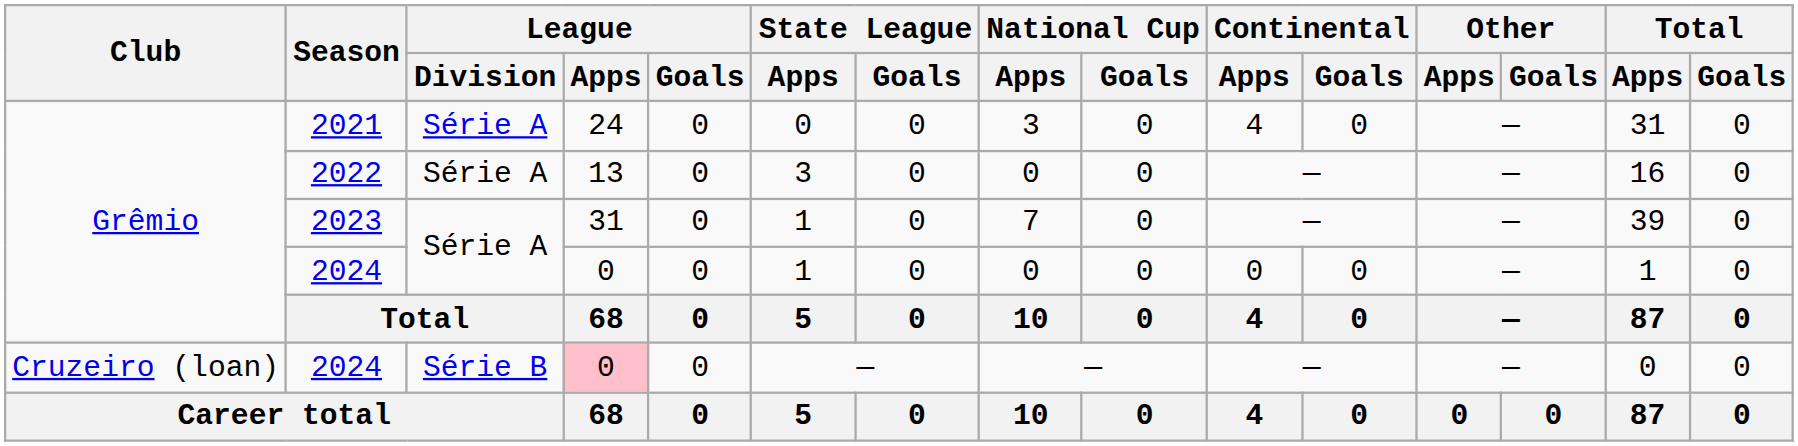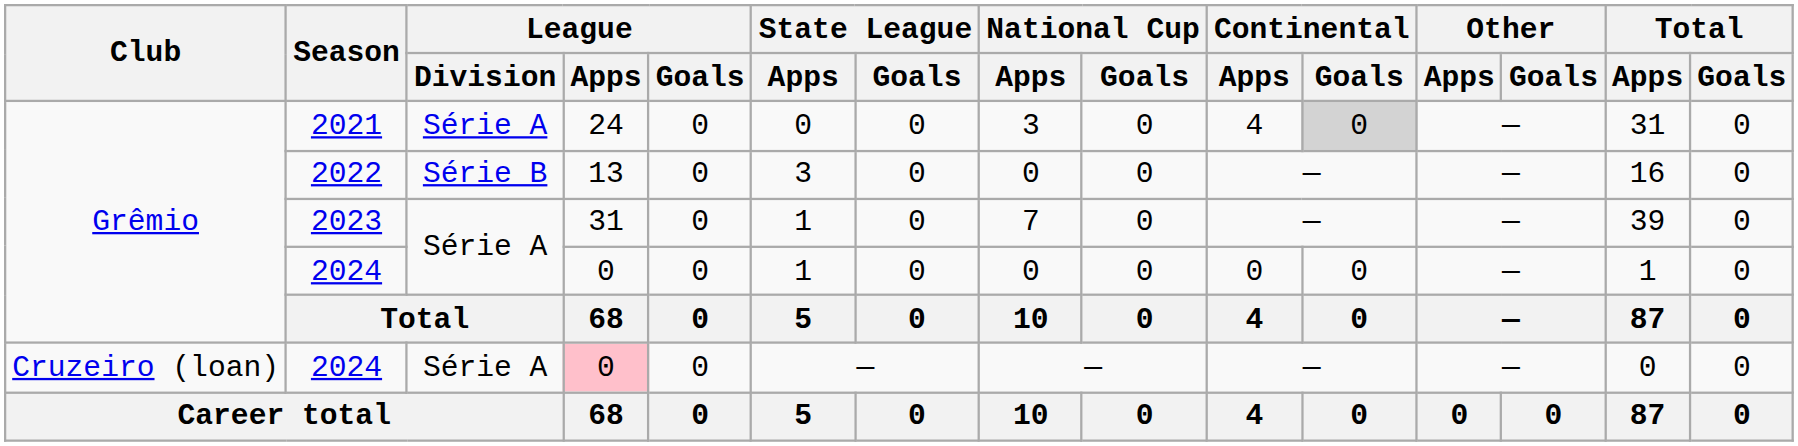(1359, 126) no background -> (1359, 126) lightgrey background
(485, 174) Série A -> (485, 174) Série B
(485, 367) Série B -> (485, 367) Série A
